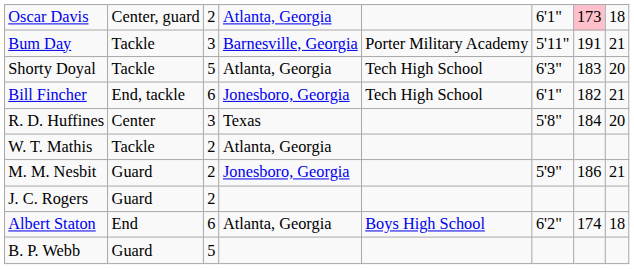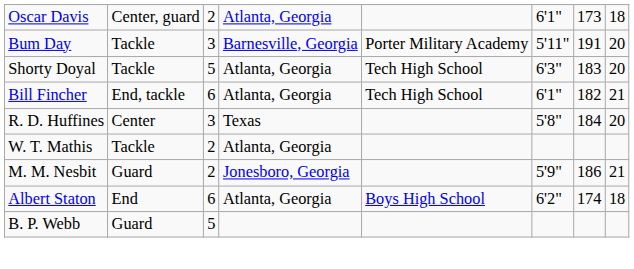(589, 17) pink background -> (589, 17) no background
(617, 43) 21 -> (617, 43) 20
(286, 95) Jonesboro, Georgia -> (277, 95) Atlanta, Georgia
- row: (48, 198)
